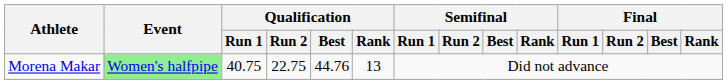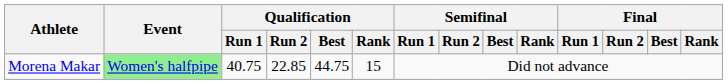(289, 67) 22.75 -> (289, 67) 22.85
(332, 67) 44.76 -> (332, 67) 44.75
(373, 67) 13 -> (373, 67) 15
